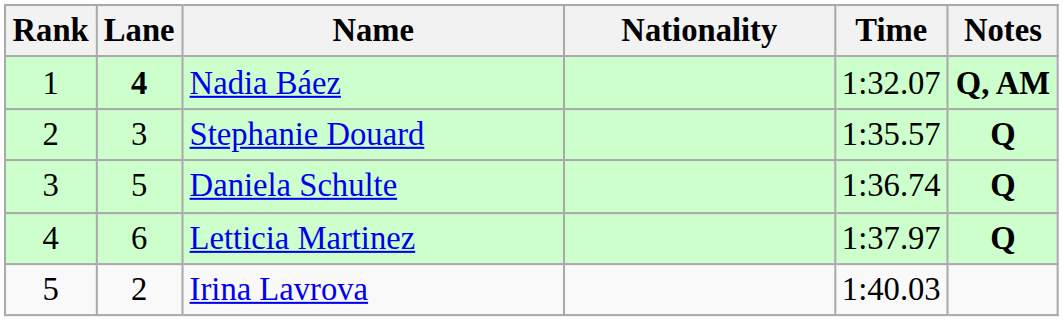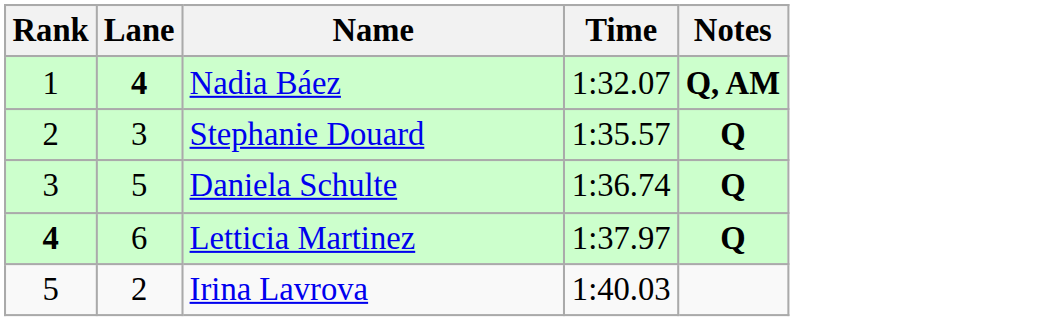- column: (699, 30)
(51, 237) normal -> (51, 237) bold
